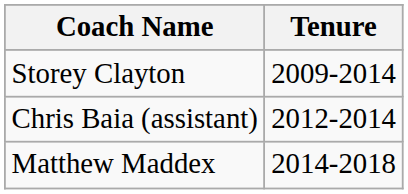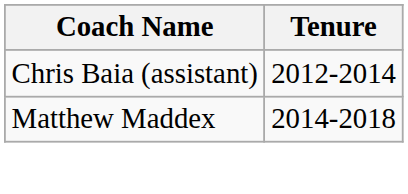- row: (98, 73)
